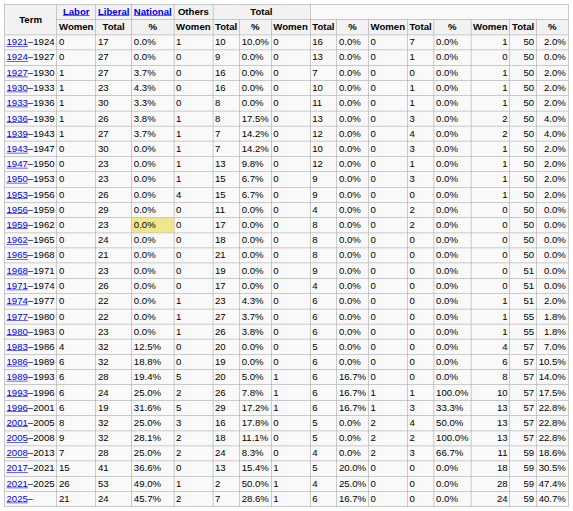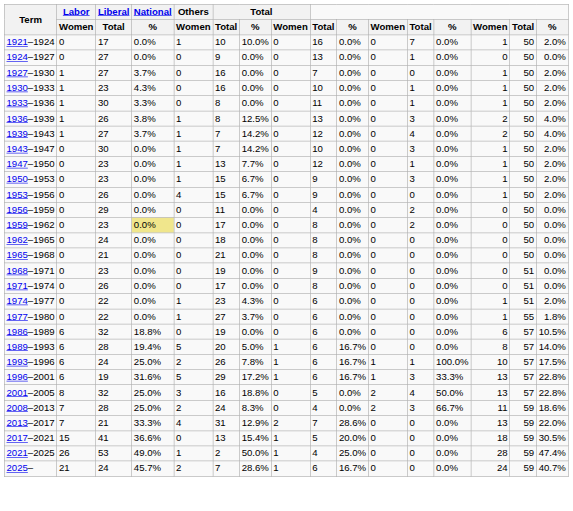(255, 118) 17.5% -> (255, 118) 12.5%
(253, 164) 9.8% -> (253, 164) 7.7%
(315, 286) 4 -> (315, 286) 8
- row: (31, 331)
- row: (31, 347)
(255, 423) 17.8% -> (255, 392) 18.8%
- row: (31, 438)
+ row: (31, 423)
